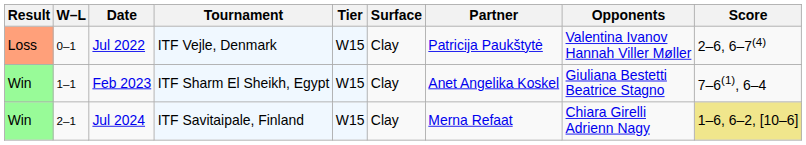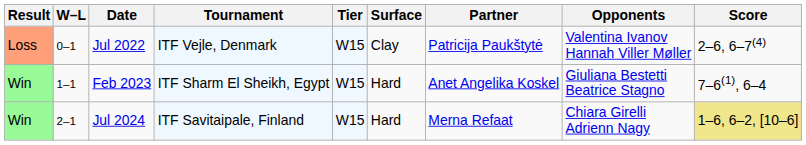(385, 83) Clay -> (386, 83) Hard
(385, 120) Clay -> (386, 120) Hard
